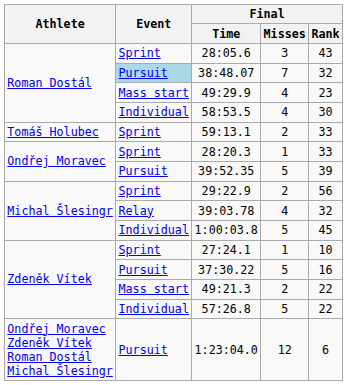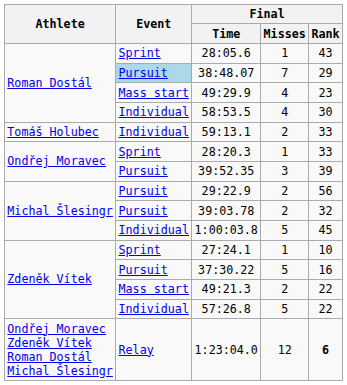(285, 53) 3 -> (285, 53) 1
(326, 73) 32 -> (326, 73) 29
(140, 132) Sprint -> (154, 132) Individual
(285, 171) 5 -> (285, 171) 3
(140, 191) Sprint -> (143, 191) Pursuit
(136, 211) Relay -> (143, 211) Pursuit
(285, 211) 4 -> (285, 211) 2
(143, 350) Pursuit -> (136, 350) Relay
(326, 350) normal -> (326, 350) bold
